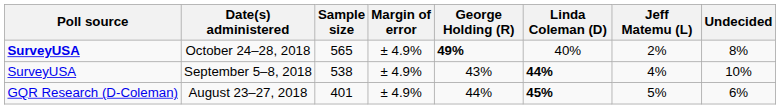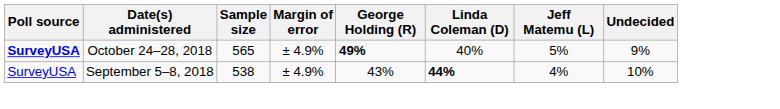(657, 51) 2% -> (559, 51) 5%
(738, 51) 8% -> (640, 51) 9%
- row: (248, 93)
